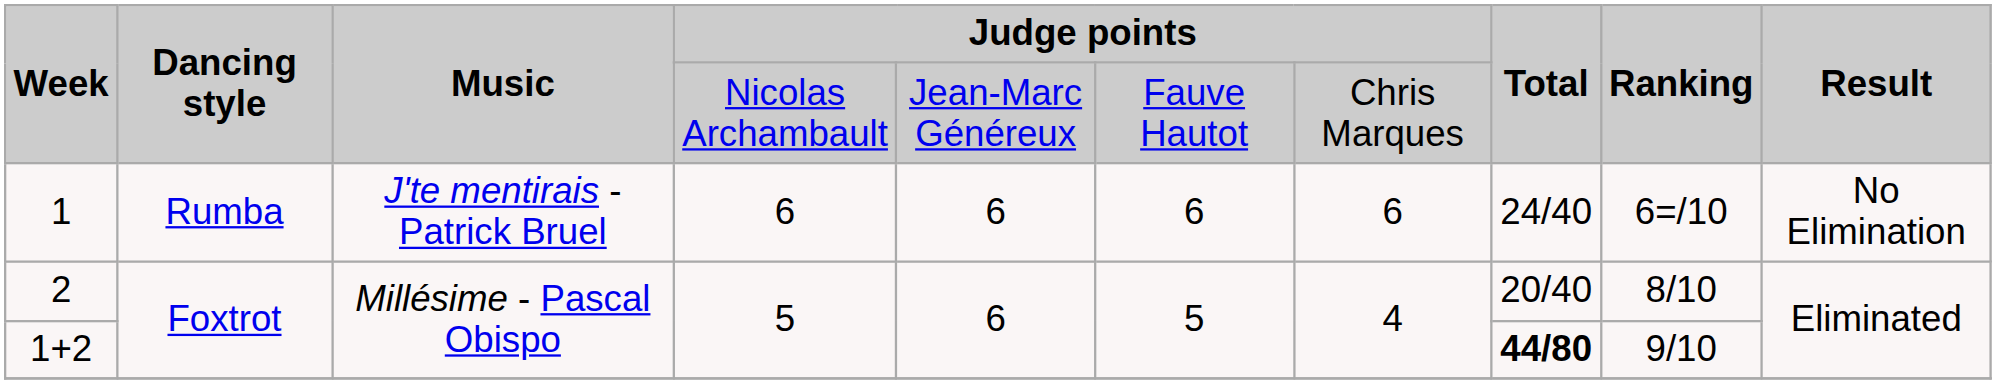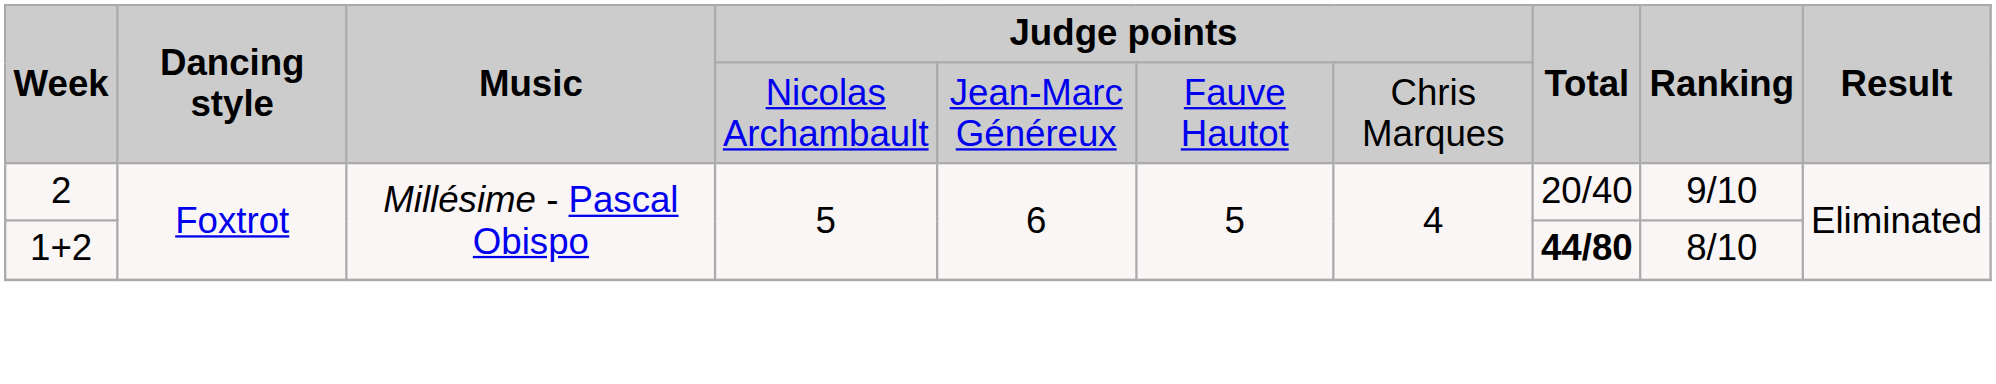- row: (61, 211)
(1681, 290) 8/10 -> (1722, 190) 9/10
(1681, 348) 9/10 -> (1722, 249) 8/10
